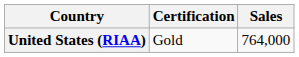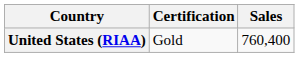(266, 40) 764,000 -> (266, 40) 760,400
